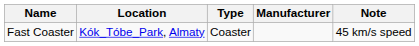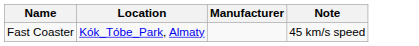- column: (230, 13)
